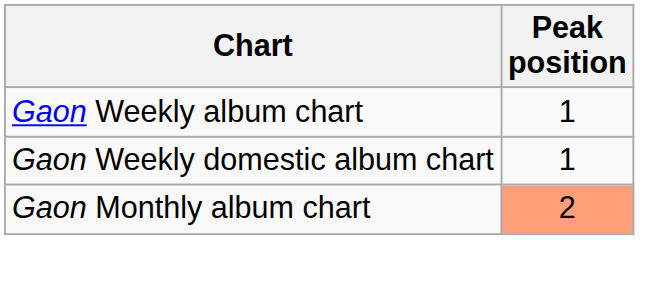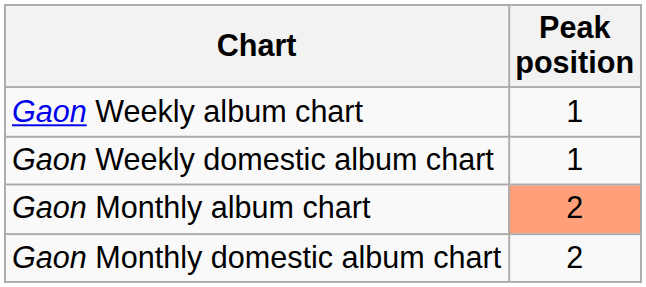+ row: (257, 256)
